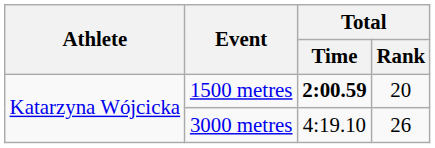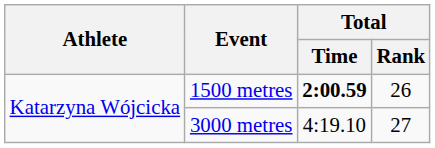(401, 90) 20 -> (401, 90) 26
(401, 125) 26 -> (401, 125) 27
